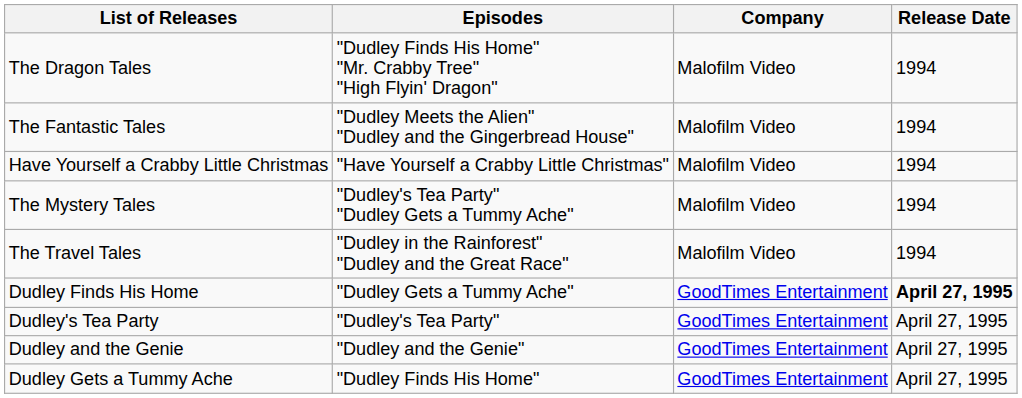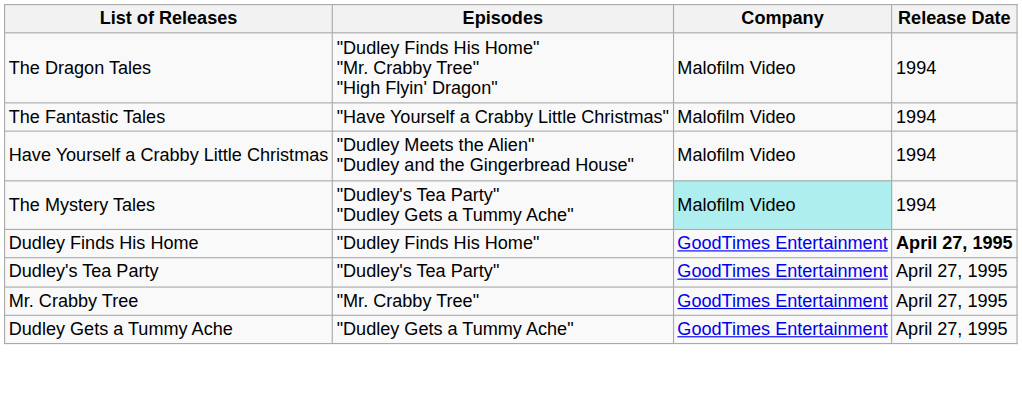(485, 127) "Dudley Meets the Alien" "Dudley and the Gingerbread House" -> (503, 116) "Have Yourself a Crabby Little Christmas"
(503, 165) "Have Yourself a Crabby Little Christmas" -> (485, 155) "Dudley Meets the Alien" "Dudley and the Gingerbread House"
(736, 204) no background -> (736, 204) paleturquoise background
- row: (75, 253)
(455, 292) "Dudley Gets a Tummy Ache" -> (438, 243) "Dudley Finds His Home"
+ row: (74, 300)
- row: (96, 349)
(438, 378) "Dudley Finds His Home" -> (455, 329) "Dudley Gets a Tummy Ache"
